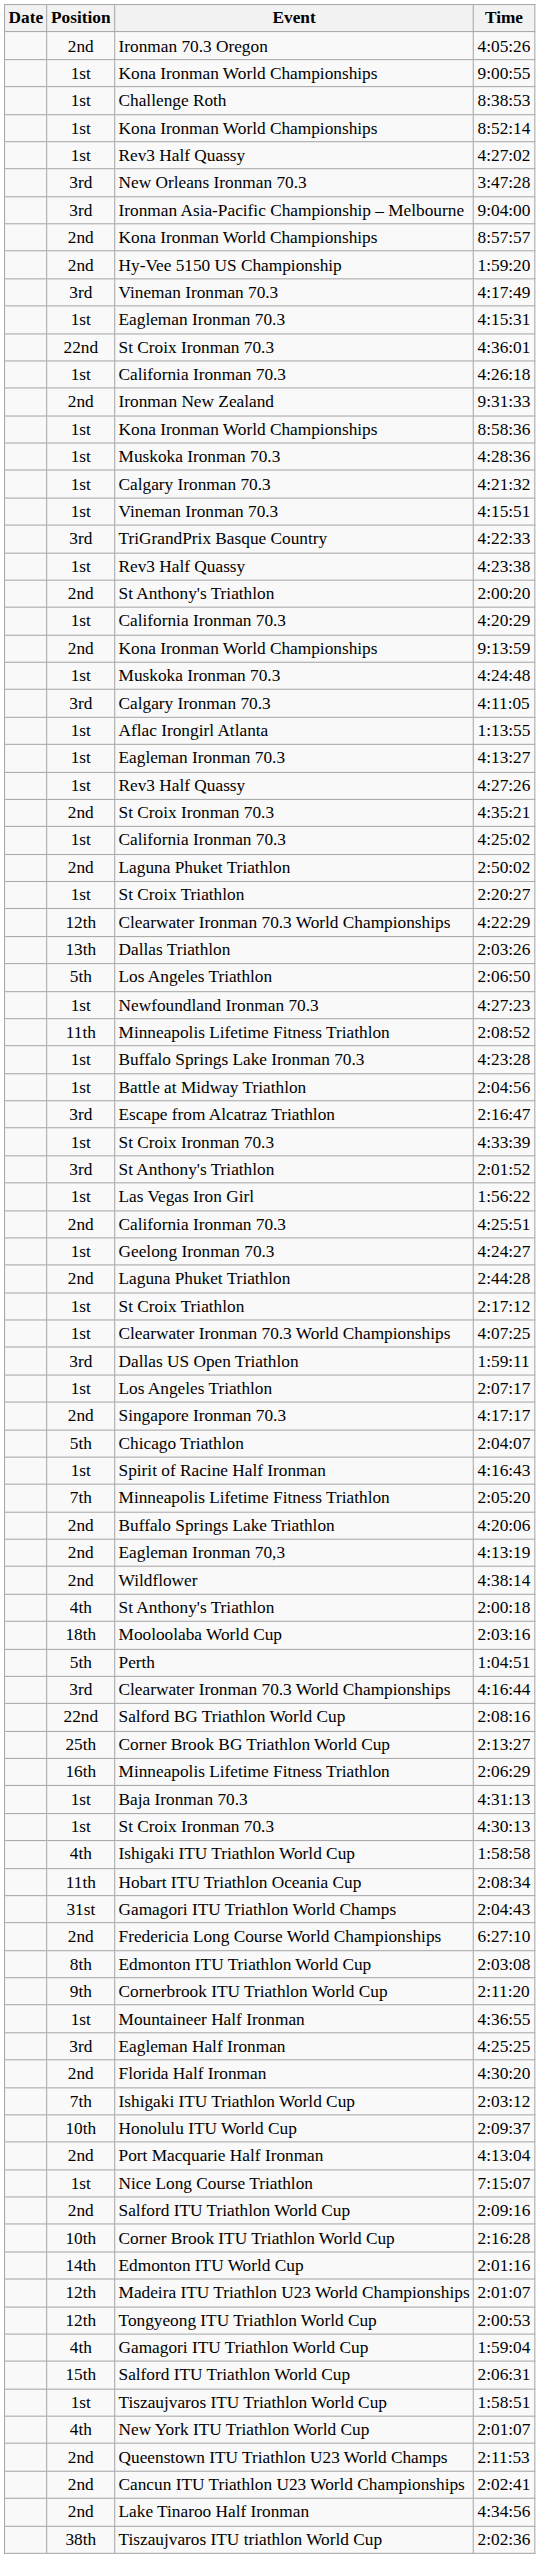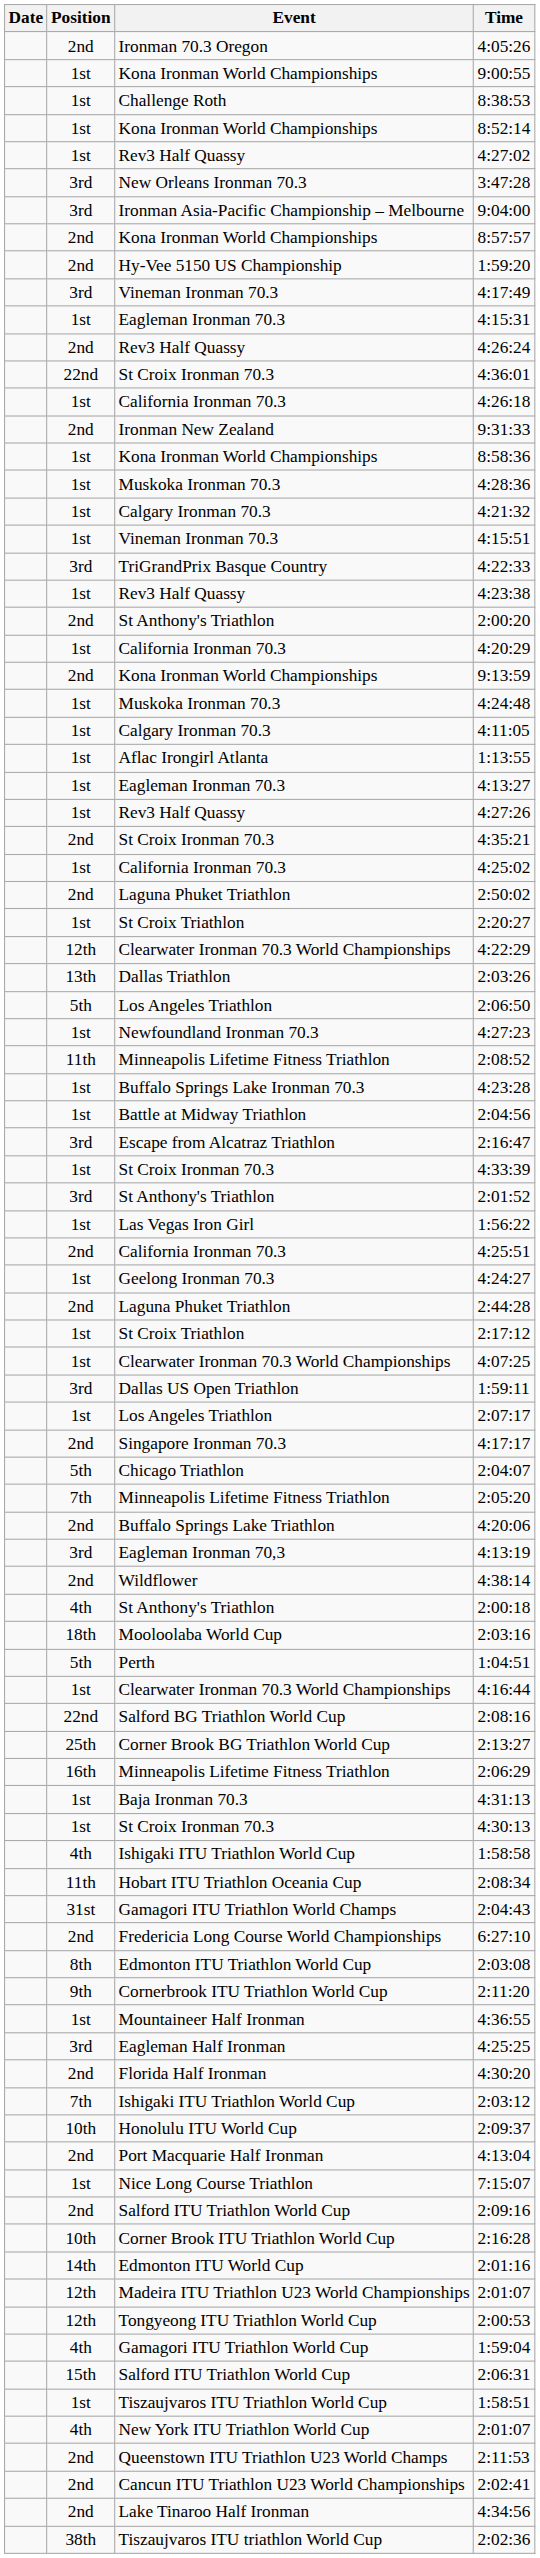+ row: (182, 347)
(81, 703) 3rd -> (81, 730) 1st
- row: (222, 1470)
(81, 1552) 2nd -> (81, 1552) 3rd
(81, 1689) 3rd -> (81, 1689) 1st
